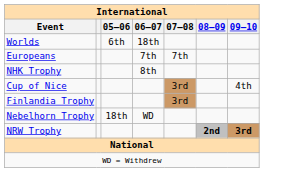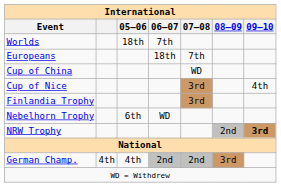(117, 41) 6th -> (133, 41) 18th
(148, 41) 18th -> (165, 41) 7th
(148, 56) 7th -> (165, 56) 18th
+ row: (39, 71)
- row: (34, 71)
(117, 116) 18th -> (133, 116) 6th
(212, 130) bold -> (228, 130) normal
+ row: (42, 160)
